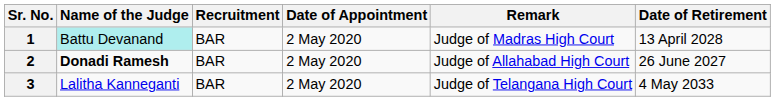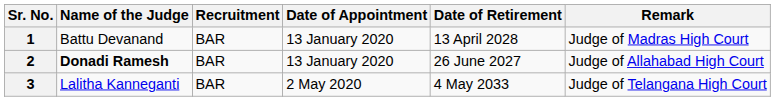columns swapped: (703, 15) <-> (533, 15)
(112, 38) paleturquoise background -> (112, 38) no background
(324, 38) 2 May 2020 -> (340, 38) 13 January 2020
(324, 61) 2 May 2020 -> (340, 61) 13 January 2020
